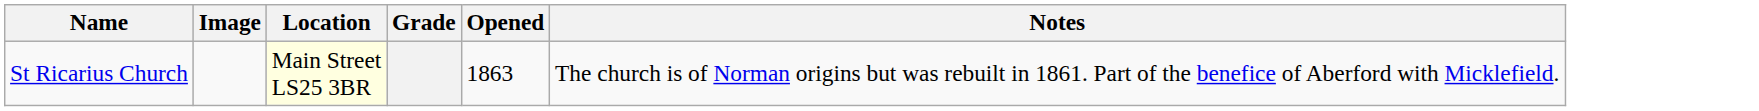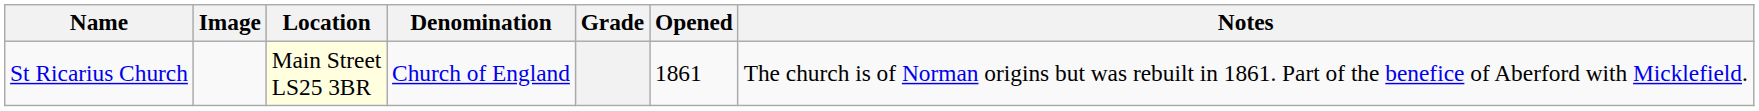+ column: (481, 23)
(490, 73) 1863 -> (678, 73) 1861
